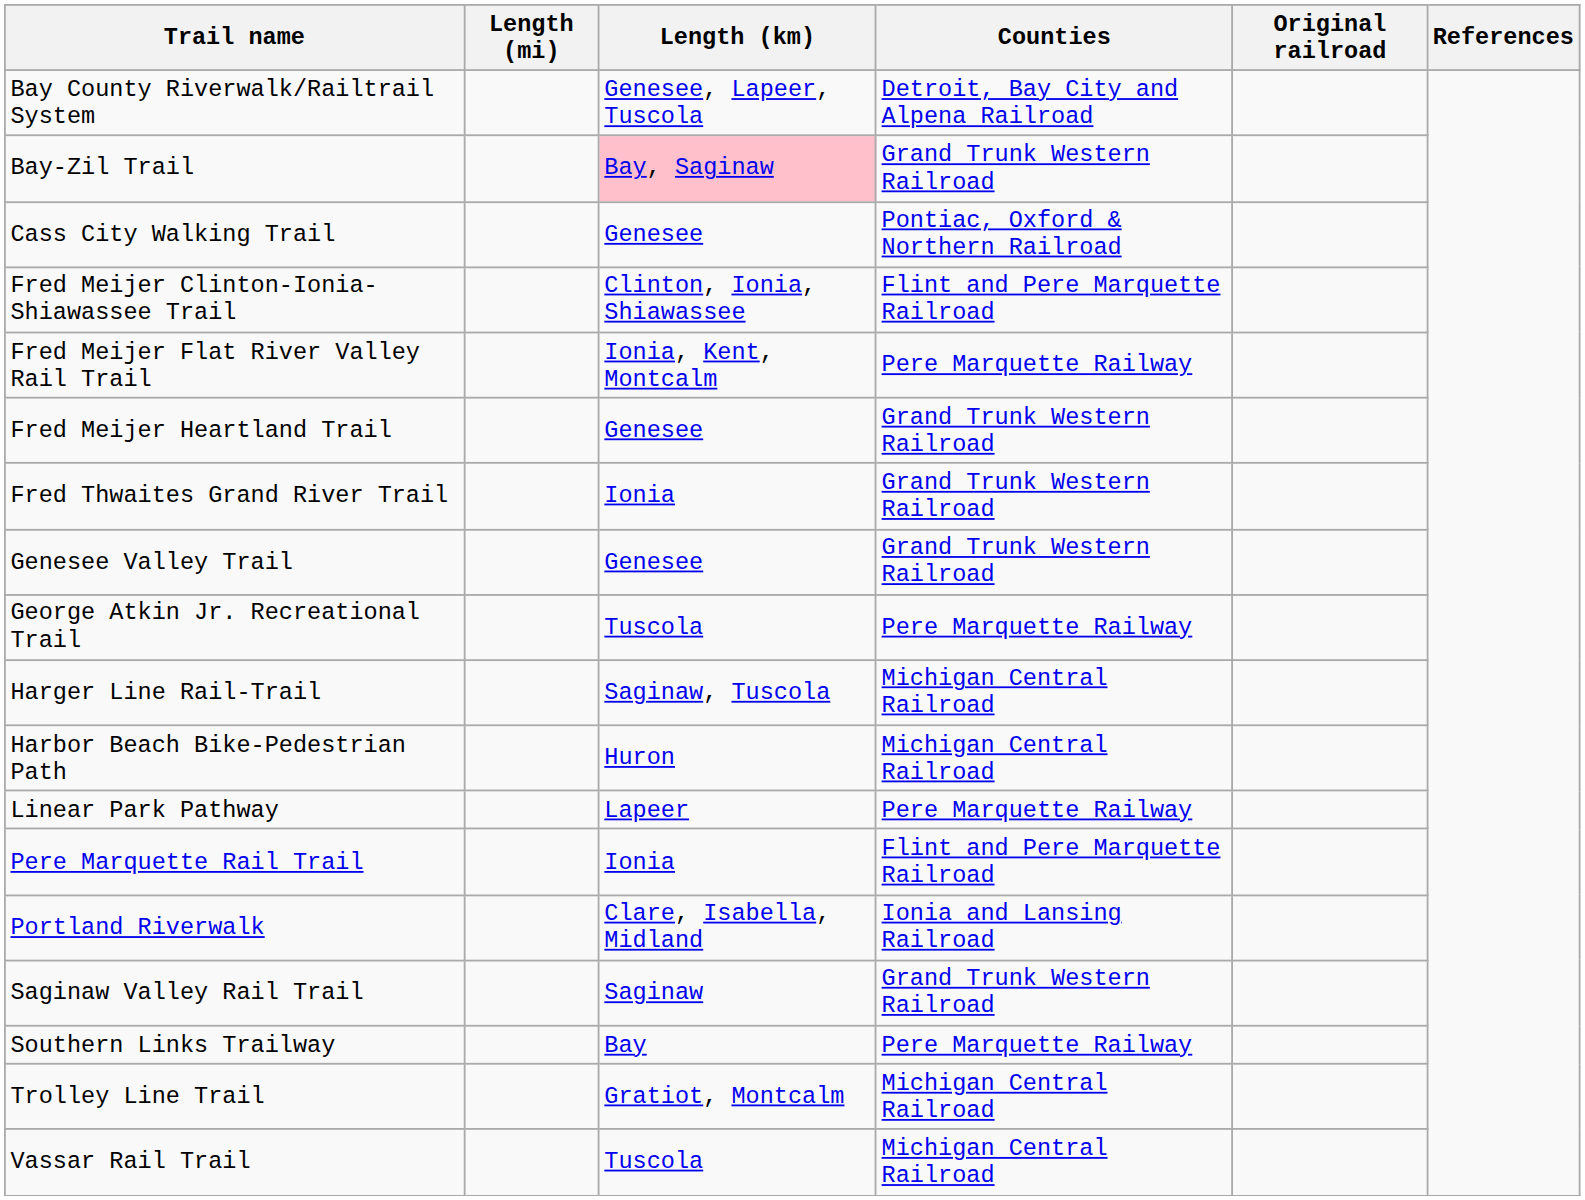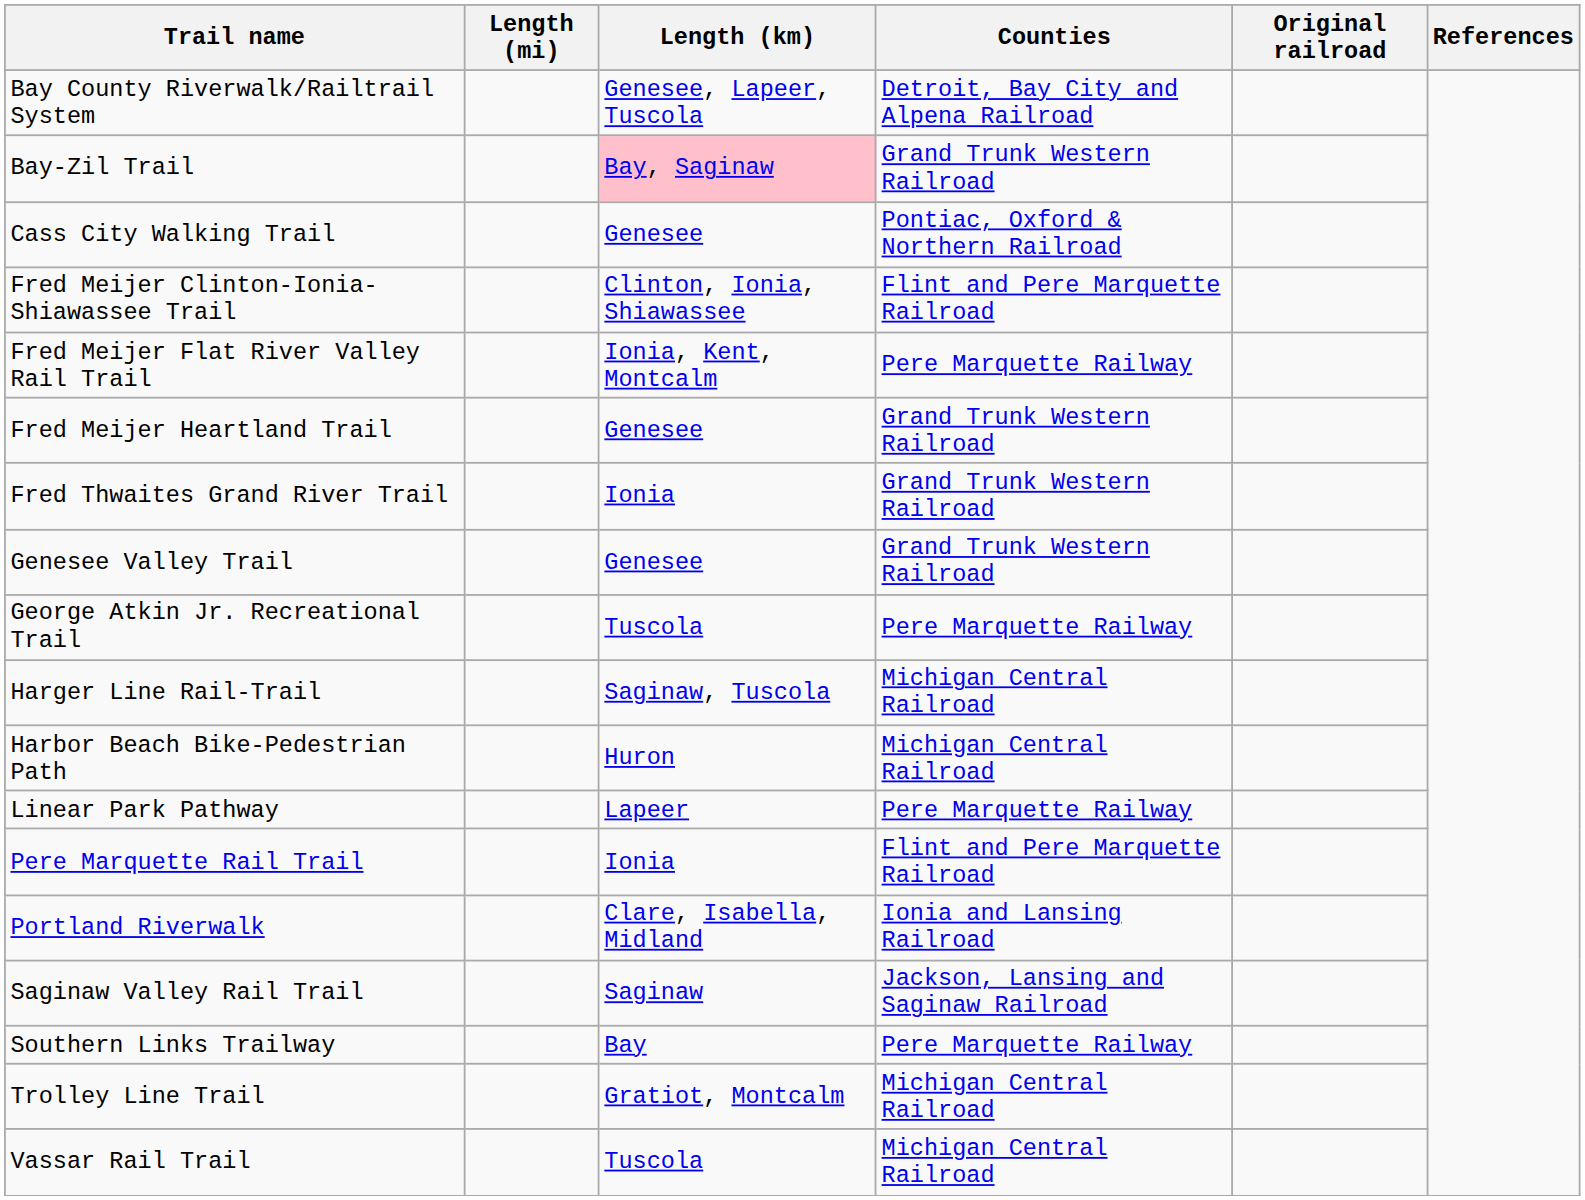(1016, 993) Grand Trunk Western Railroad -> (1023, 993) Jackson, Lansing and Saginaw Railroad
